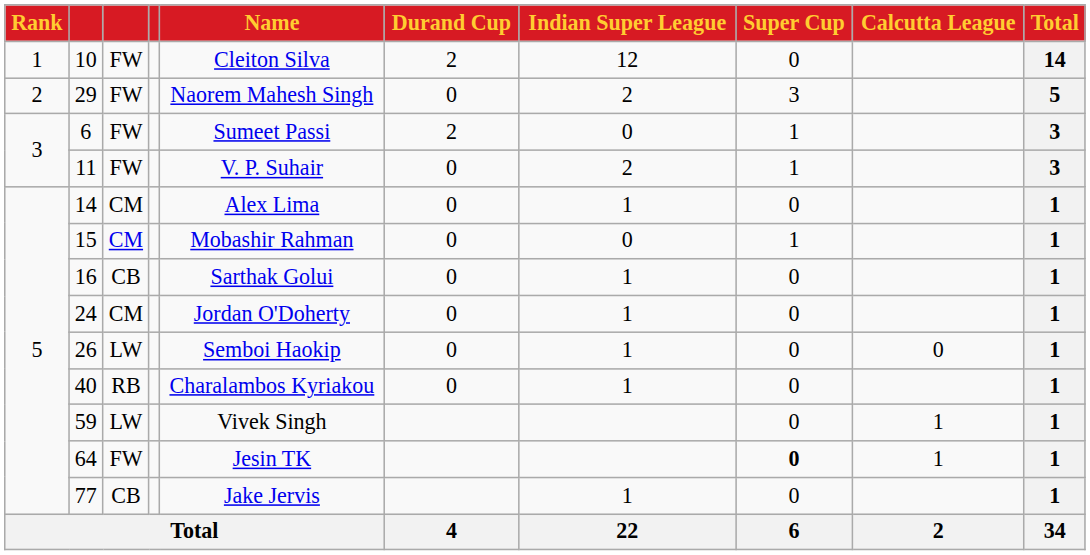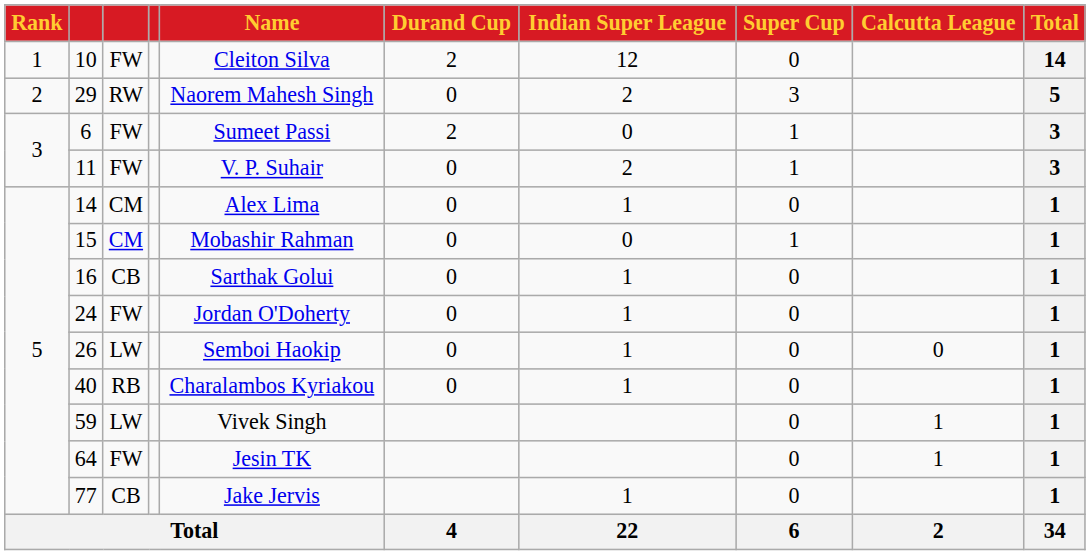(126, 95) FW -> (126, 95) RW
(126, 313) CM -> (126, 313) FW
(794, 459) bold -> (794, 459) normal
